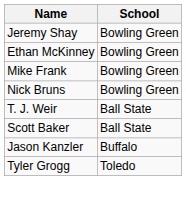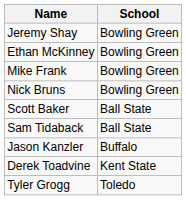- row: (32, 109)
+ row: (45, 128)
+ row: (49, 166)
